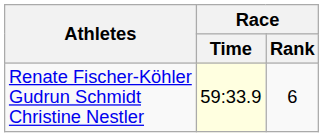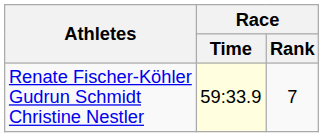(292, 98) 6 -> (292, 98) 7
